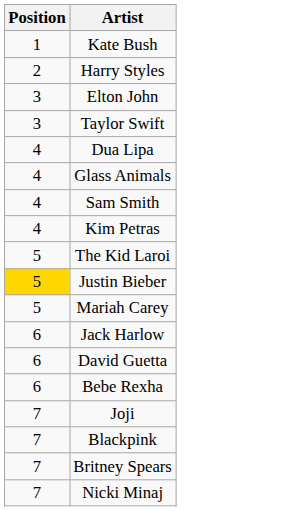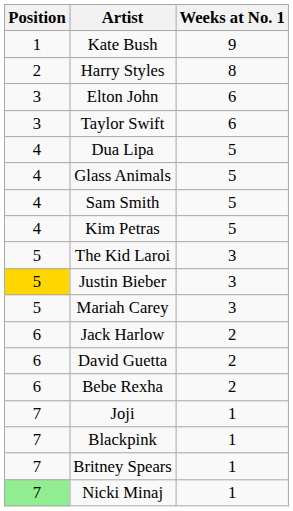+ column: (232, 17)
(37, 492) no background -> (37, 492) lightgreen background
